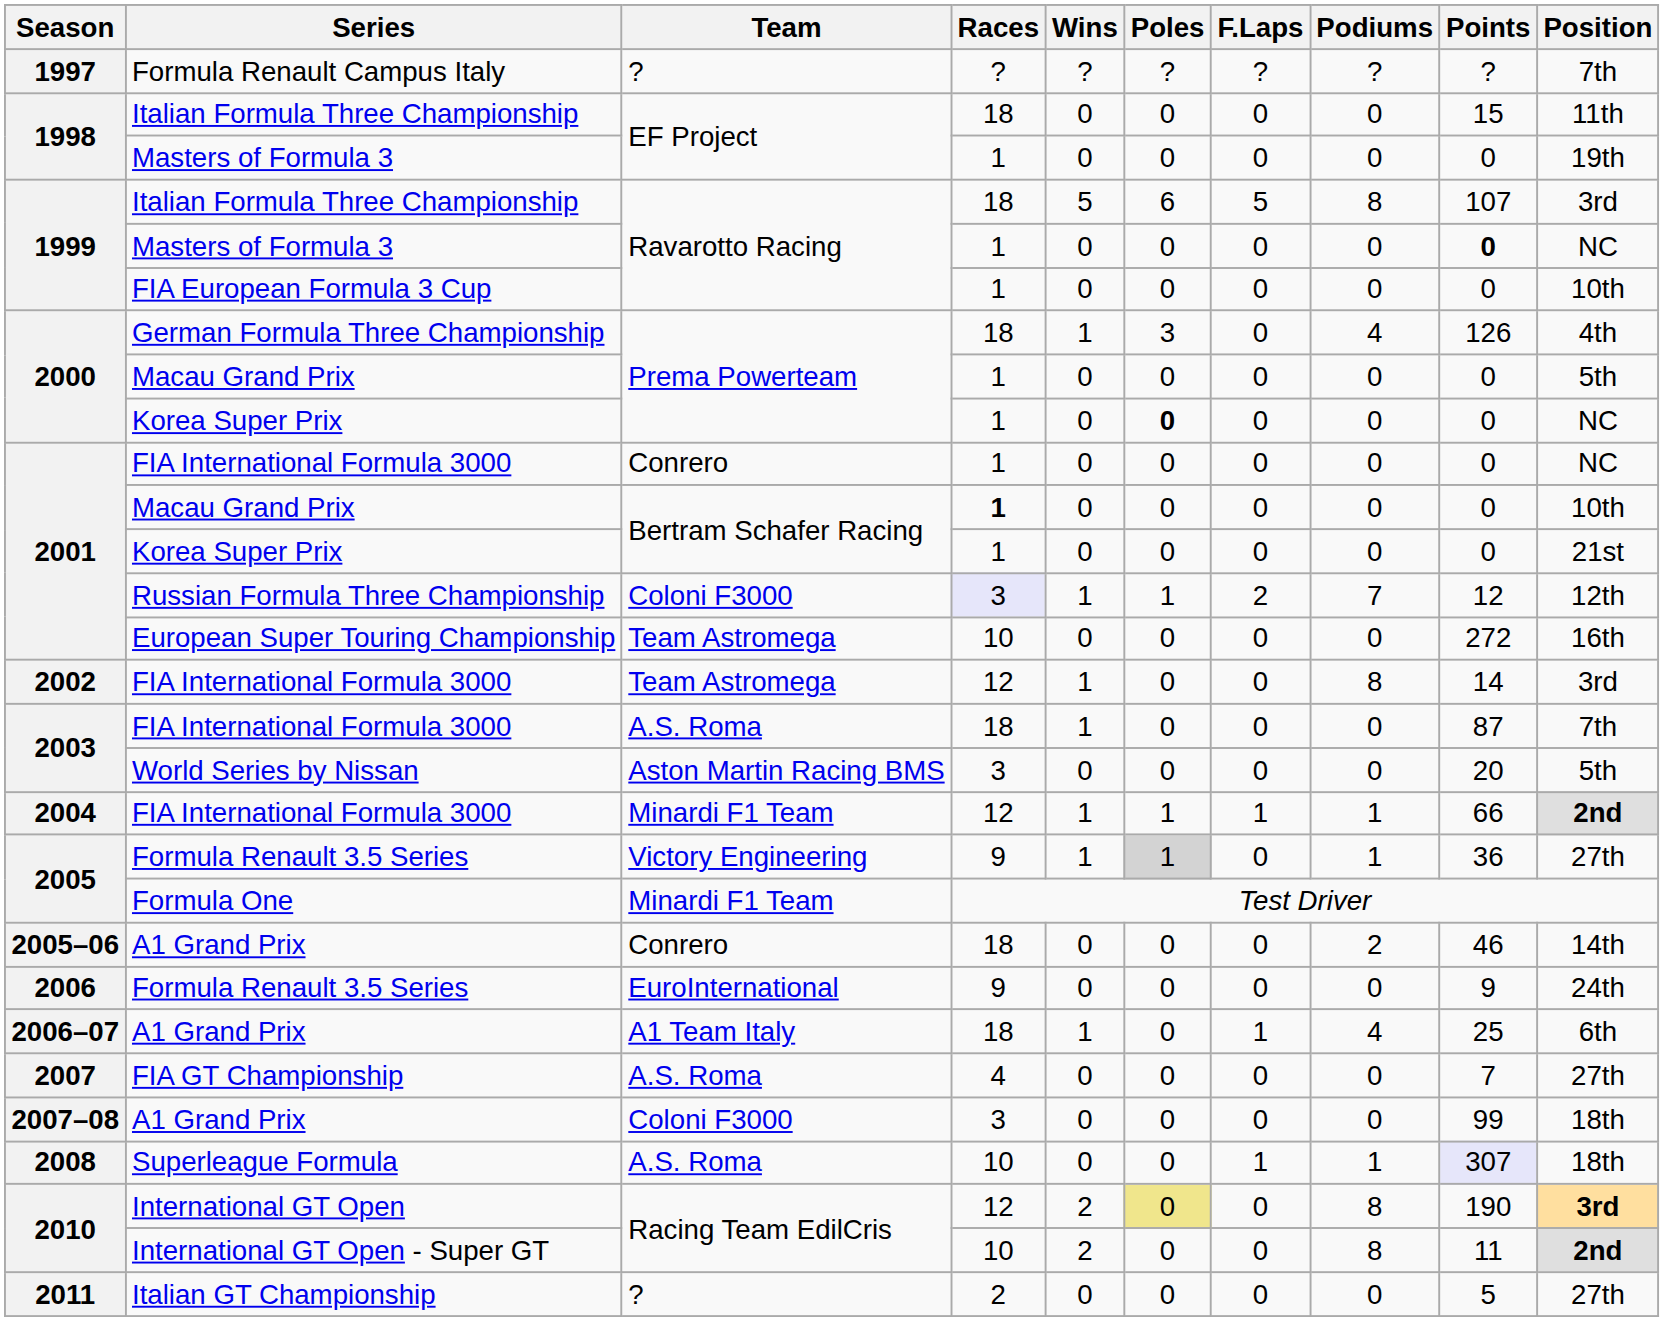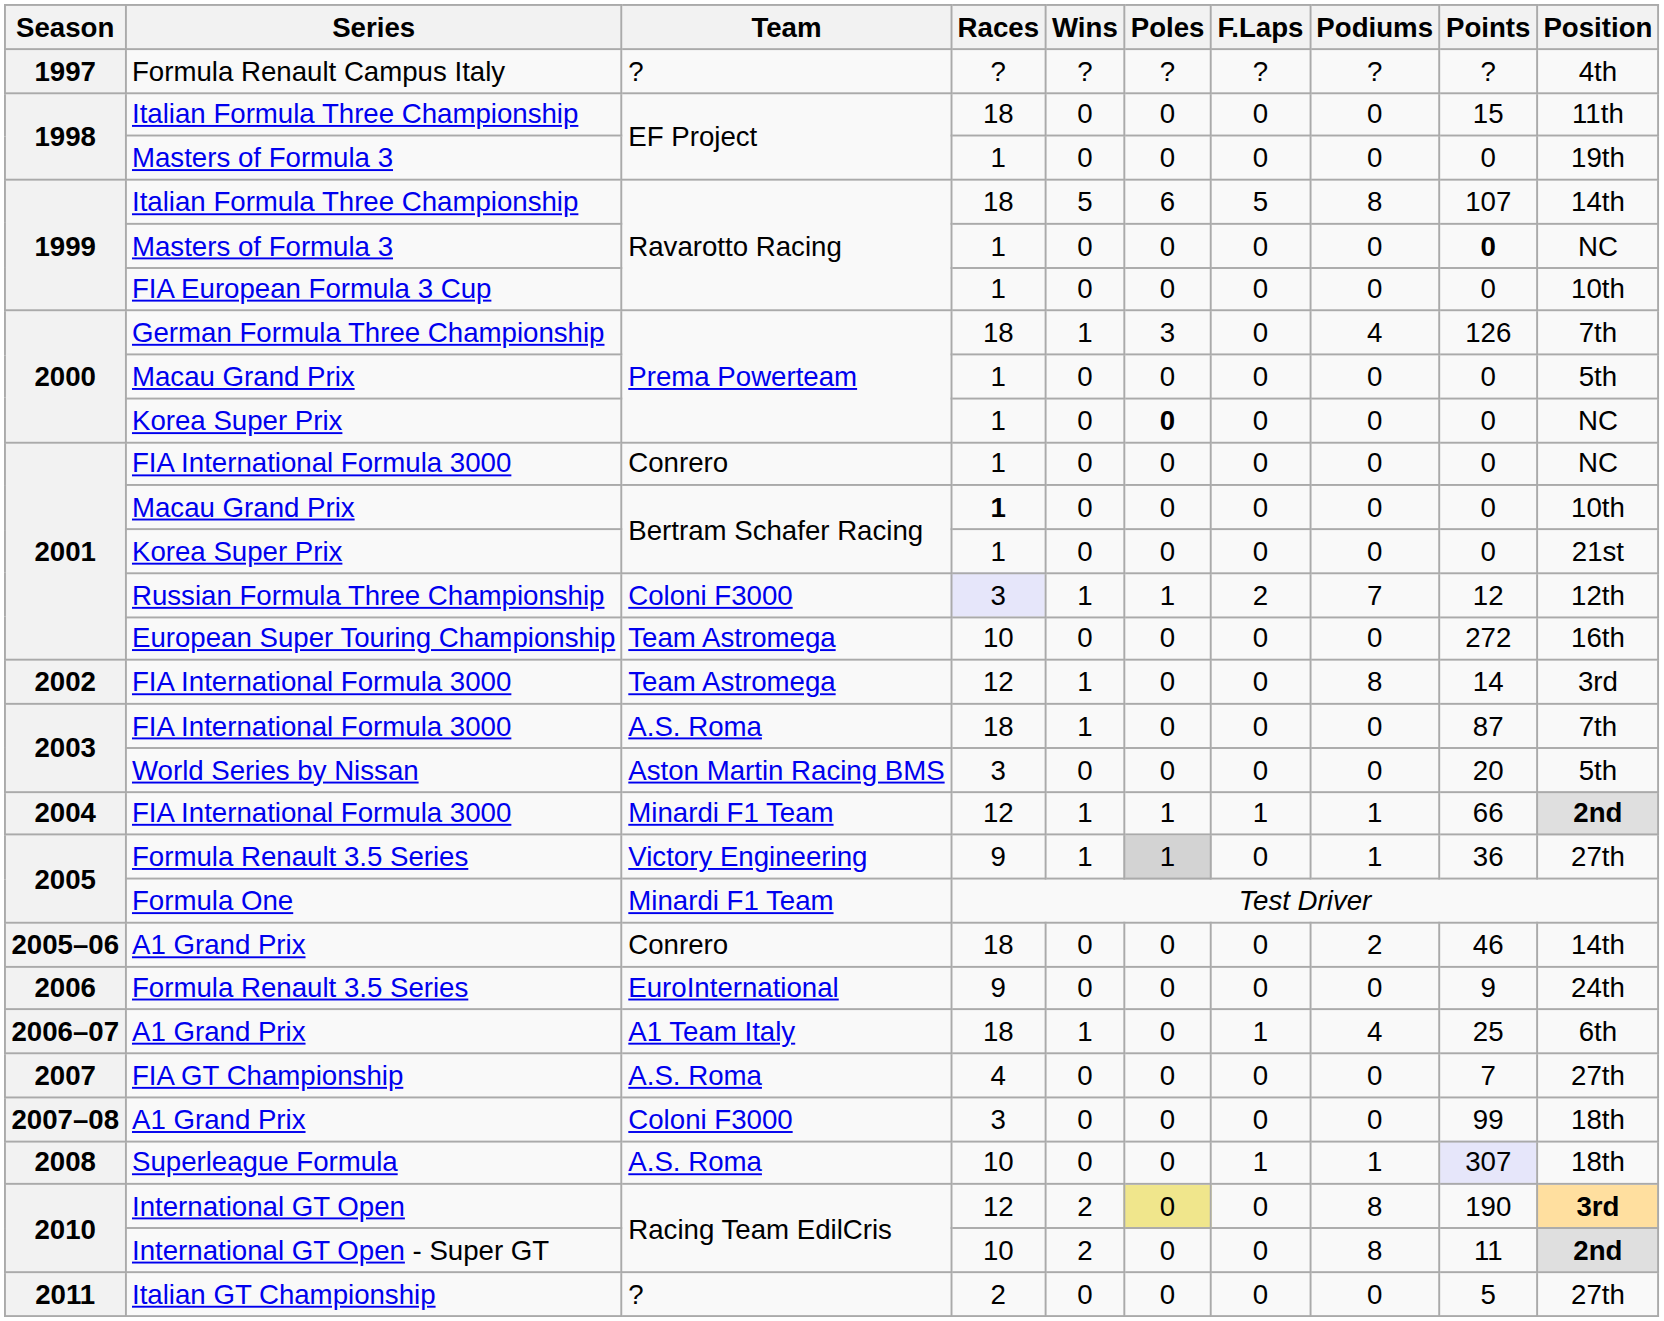(1598, 71) 7th -> (1598, 71) 4th
(1598, 202) 3rd -> (1598, 202) 14th
(1598, 333) 4th -> (1598, 333) 7th
